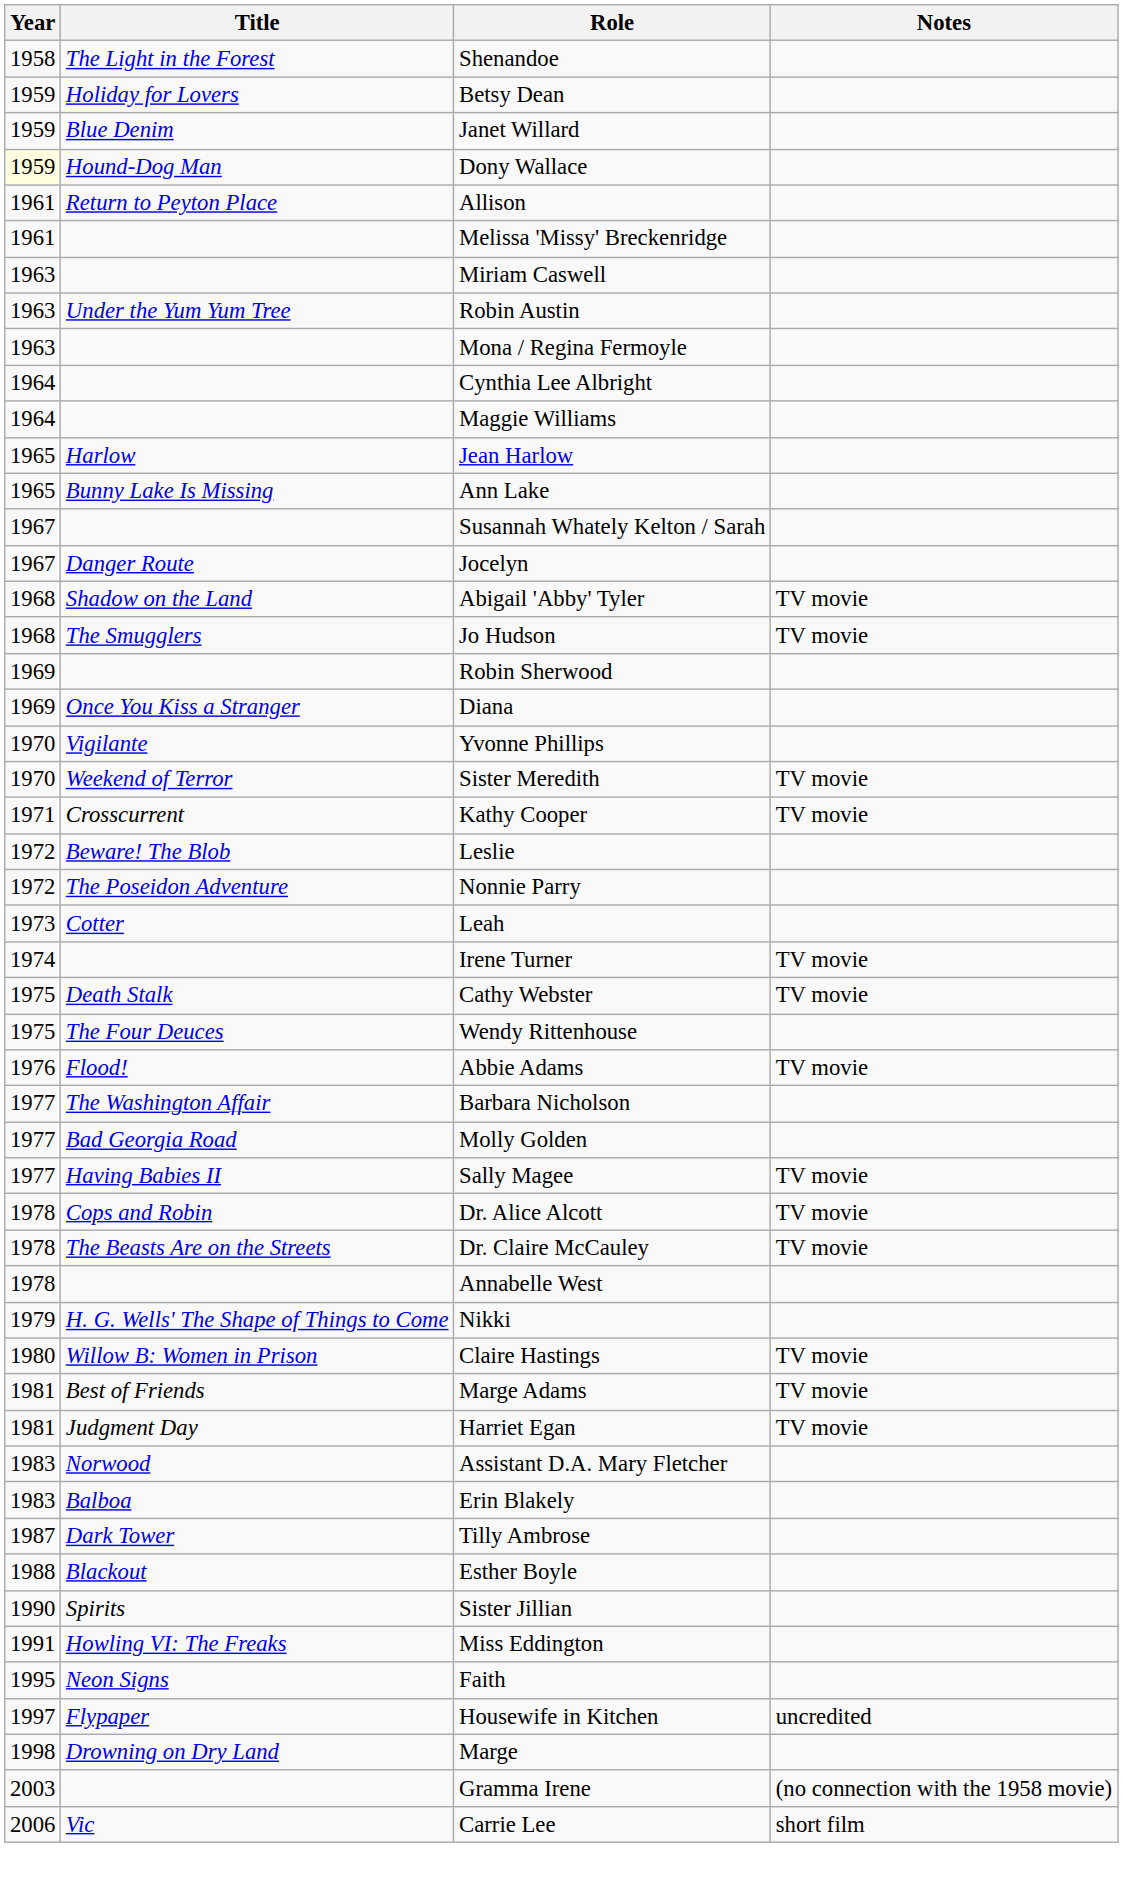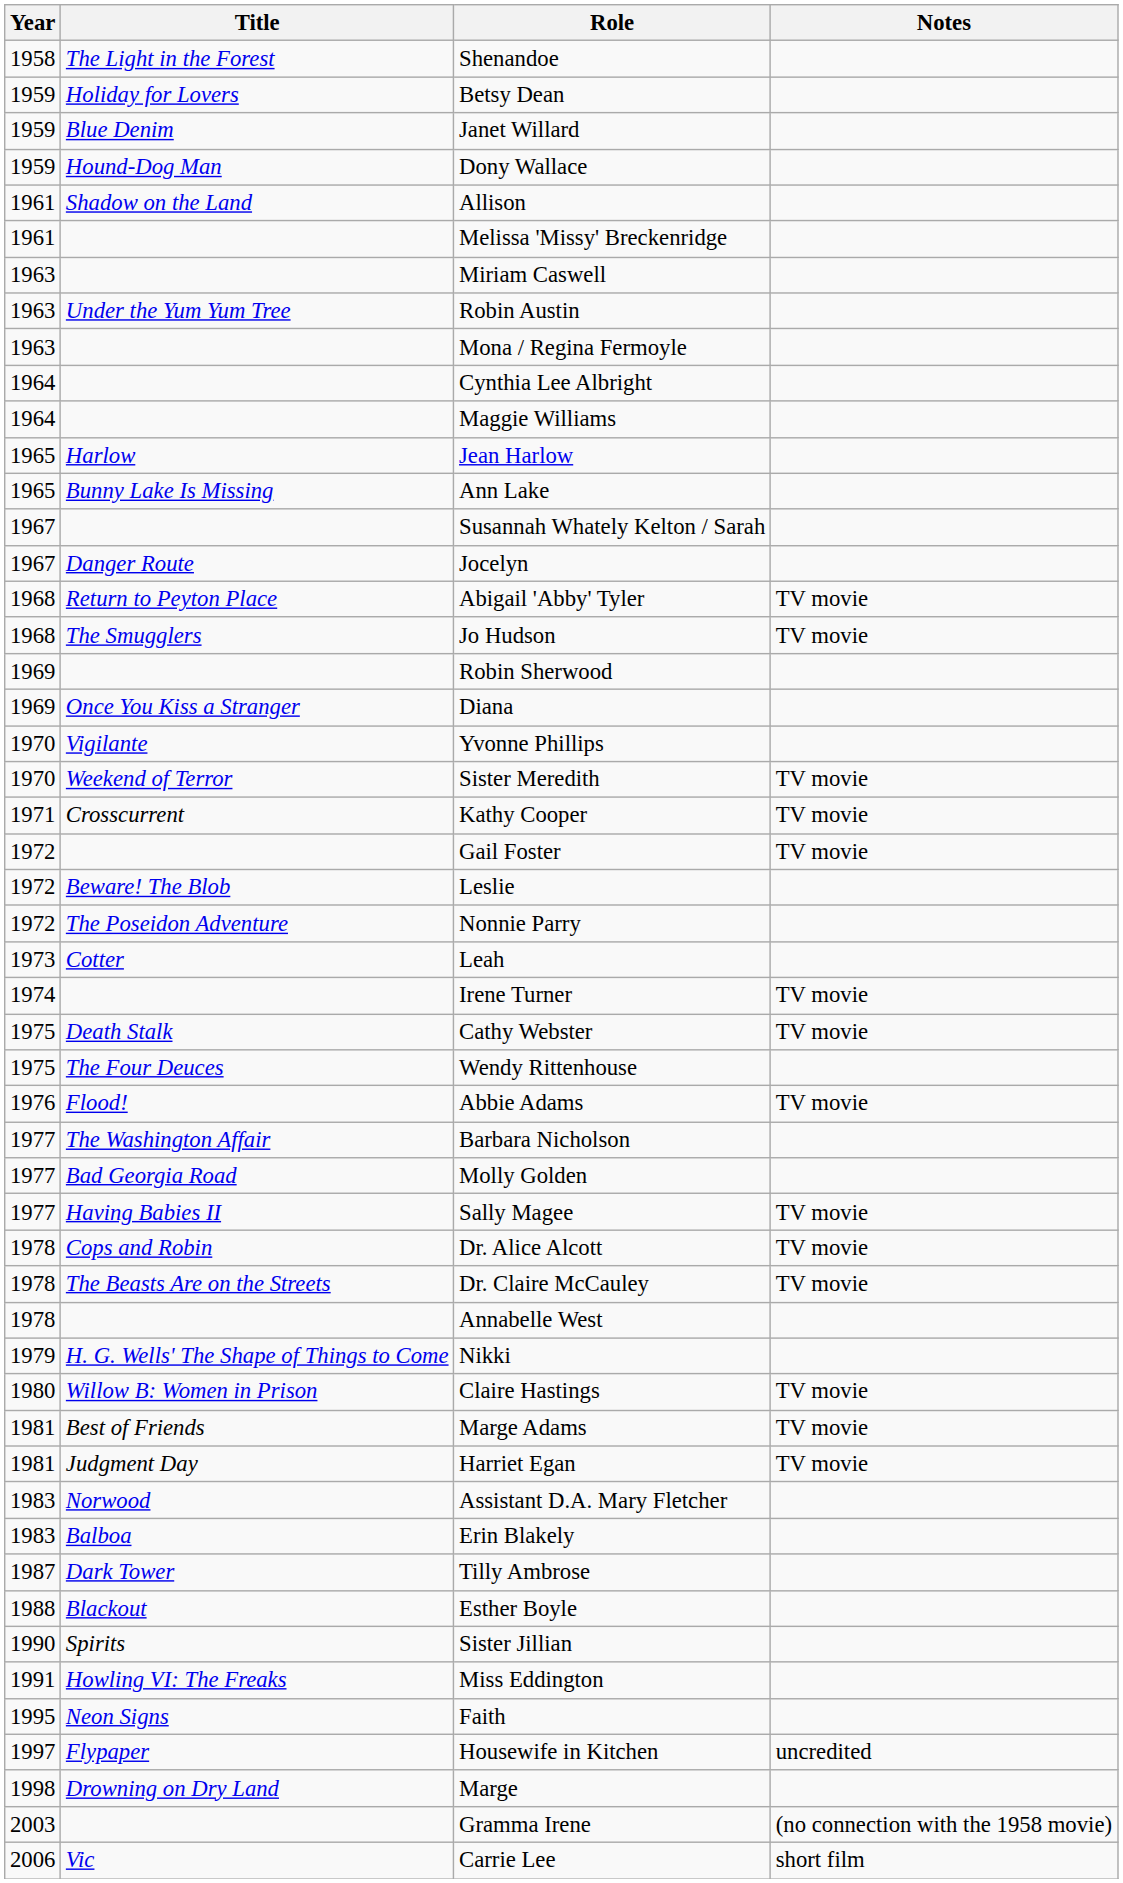(33, 166) lightyellow background -> (33, 166) no background
(172, 202) Return to Peyton Place -> (159, 202) Shadow on the Land
(159, 599) Shadow on the Land -> (172, 599) Return to Peyton Place
+ row: (510, 851)
